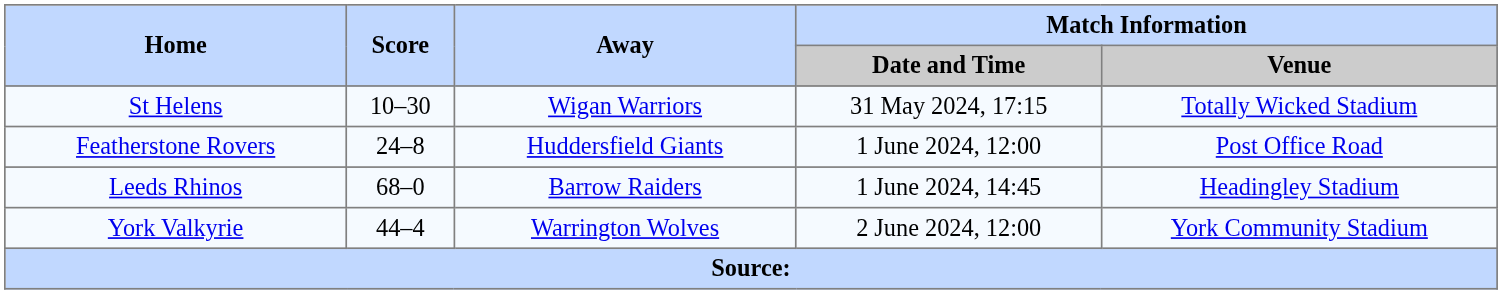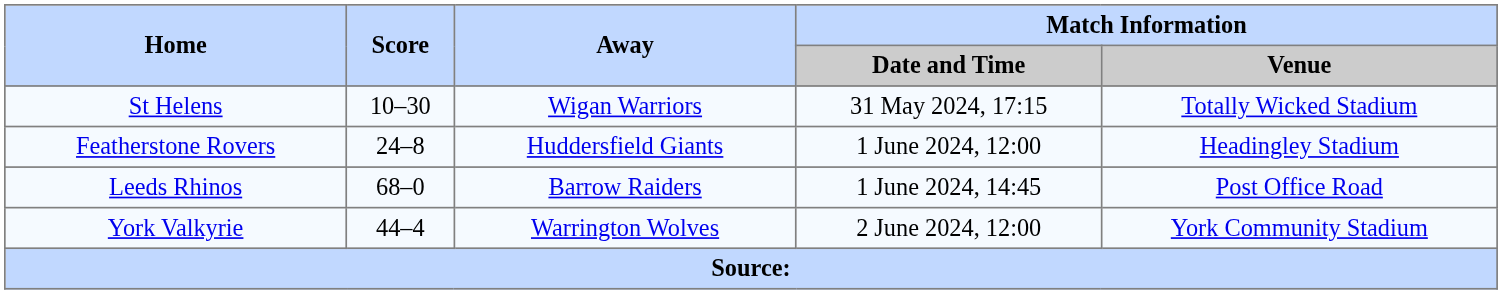(1299, 146) Post Office Road -> (1299, 146) Headingley Stadium
(1299, 187) Headingley Stadium -> (1299, 187) Post Office Road
